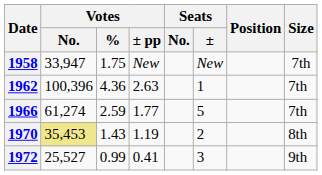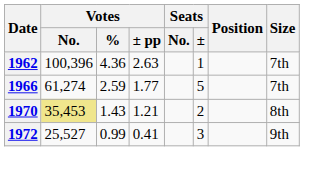- row: (23, 63)
(146, 134) 1.19 -> (146, 110) 1.21
